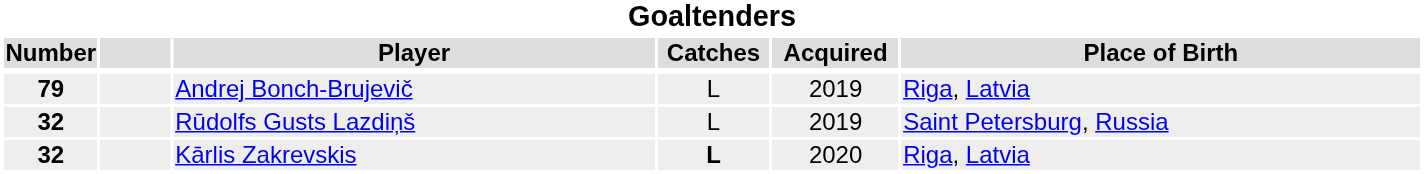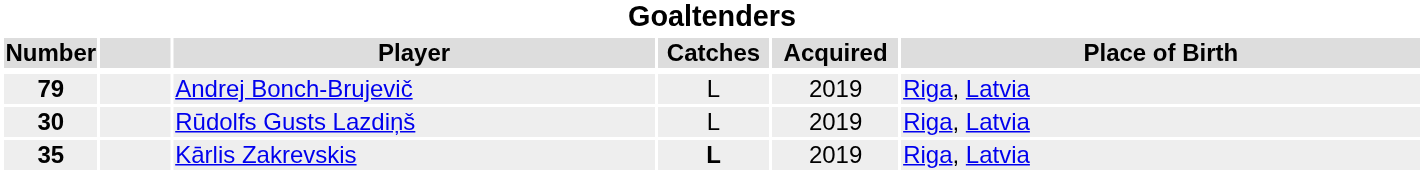(51, 121) 32 -> (51, 121) 30
(1036, 121) Saint Petersburg, Russia -> (967, 121) Riga, Latvia
(51, 154) 32 -> (51, 154) 35
(836, 154) 2020 -> (836, 154) 2019
